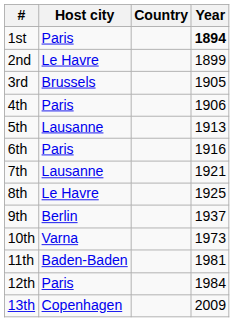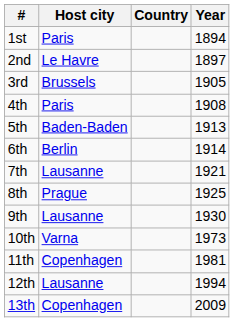(210, 37) bold -> (210, 37) normal
(210, 60) 1899 -> (210, 60) 1897
(210, 104) 1906 -> (210, 104) 1908
(73, 127) Lausanne -> (85, 127) Baden-Baden
(58, 149) Paris -> (60, 149) Berlin
(210, 149) 1916 -> (210, 149) 1914
(70, 194) Le Havre -> (64, 194) Prague
(60, 216) Berlin -> (73, 216) Lausanne
(210, 216) 1937 -> (210, 216) 1930
(85, 261) Baden-Baden -> (82, 261) Copenhagen
(58, 283) Paris -> (73, 283) Lausanne
(210, 283) 1984 -> (210, 283) 1994
